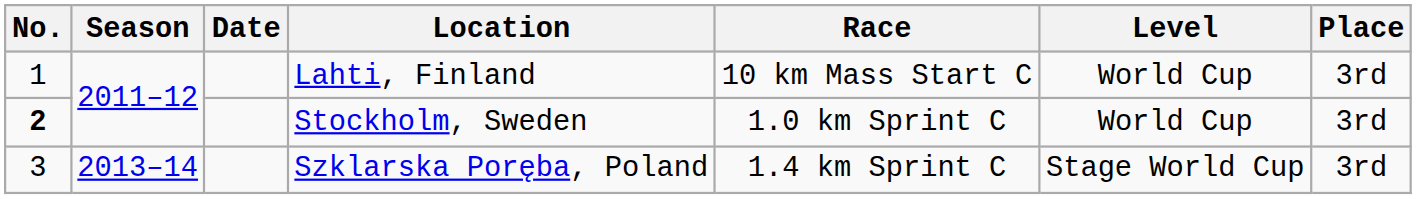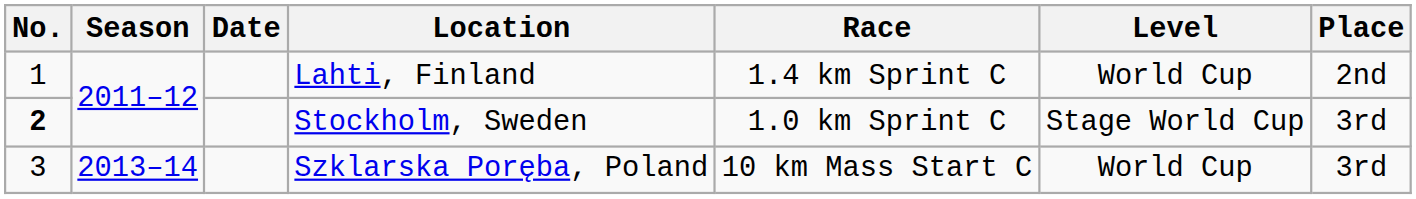(877, 75) 10 km Mass Start C -> (877, 75) 1.4 km Sprint C
(1361, 75) 3rd -> (1361, 75) 2nd
(1175, 122) World Cup -> (1175, 122) Stage World Cup
(877, 169) 1.4 km Sprint C -> (877, 169) 10 km Mass Start C
(1175, 169) Stage World Cup -> (1175, 169) World Cup
